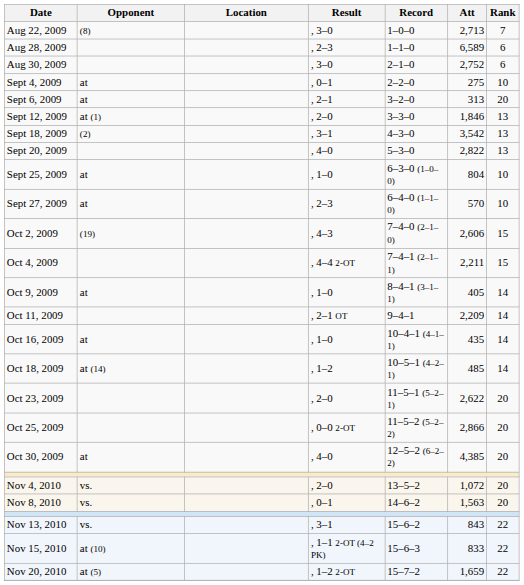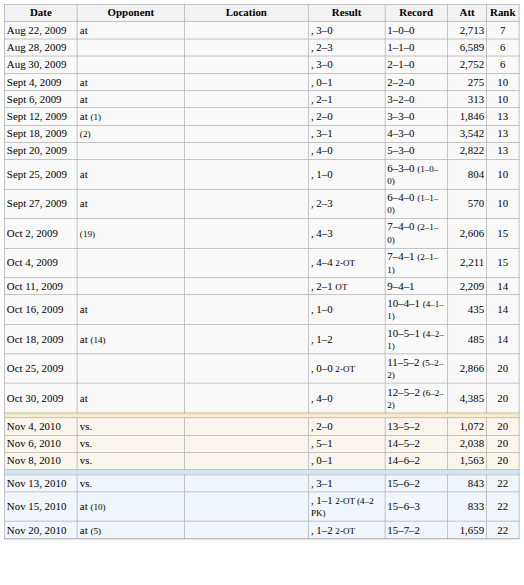(85, 31) (8) -> (84, 30) at
(503, 99) 20 -> (503, 99) 10
- row: (32, 292)
- row: (35, 398)
+ row: (34, 443)
